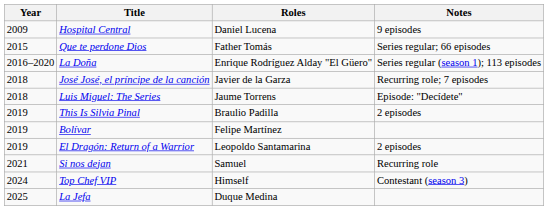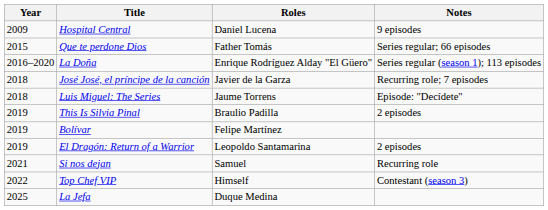(17, 180) 2024 -> (17, 180) 2022
